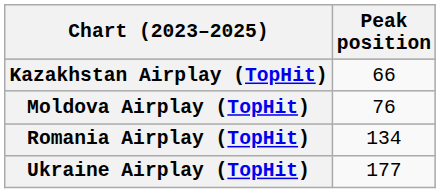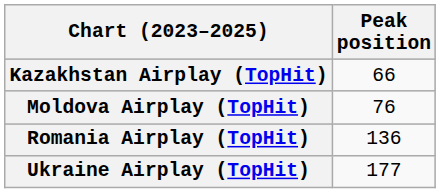(384, 139) 134 -> (384, 139) 136
